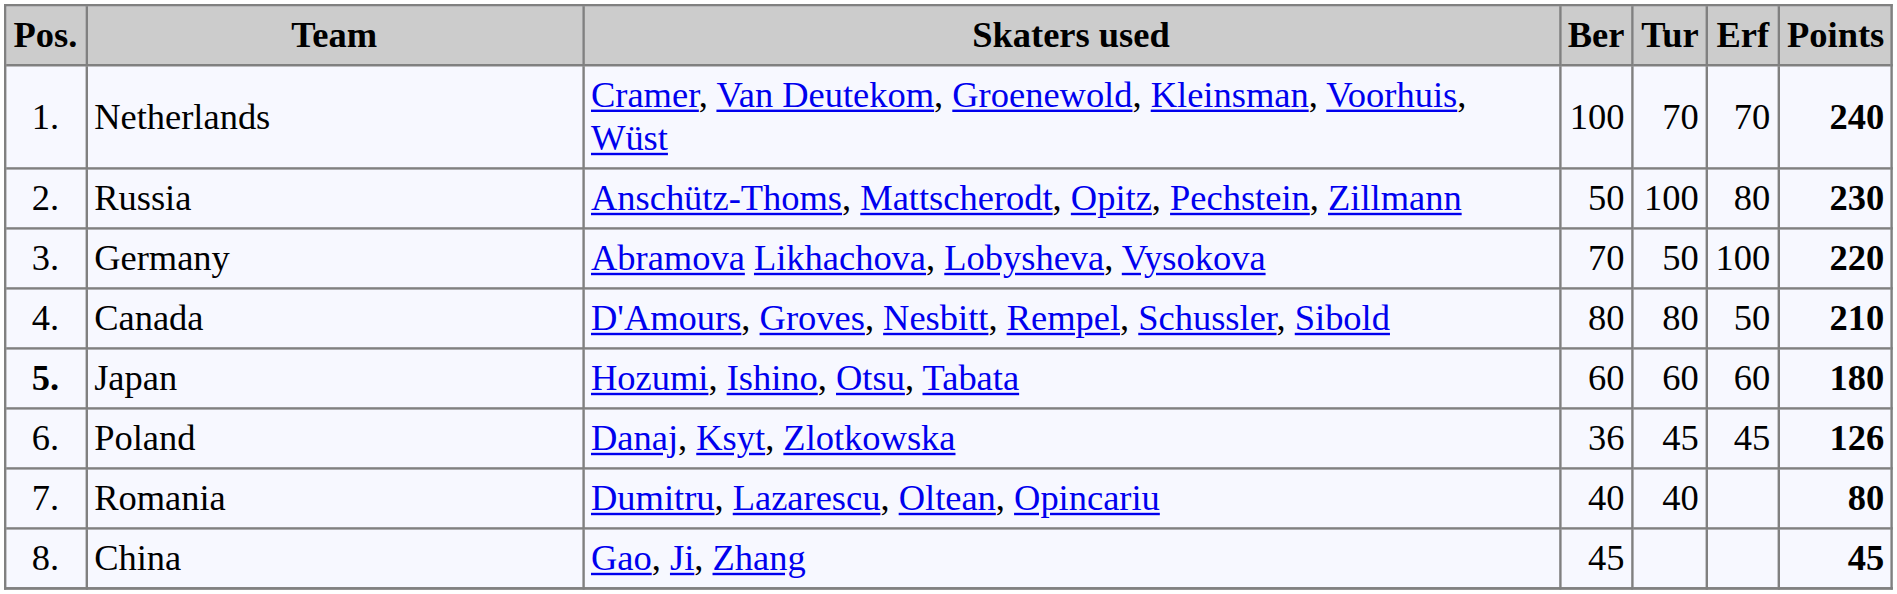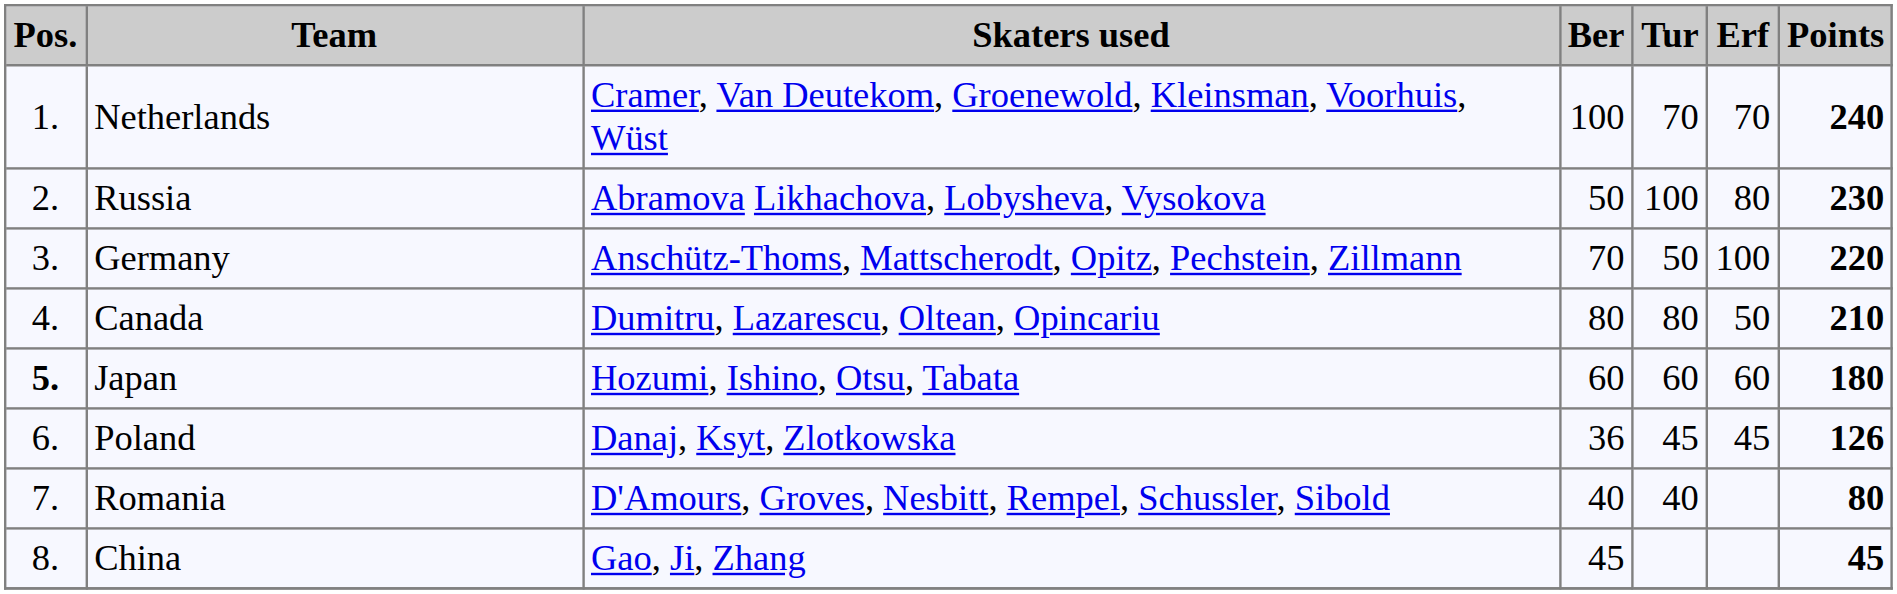(1026, 197) Anschütz-Thoms, Mattscherodt, Opitz, Pechstein, Zillmann -> (928, 197) Abramova Likhachova, Lobysheva, Vysokova
(928, 257) Abramova Likhachova, Lobysheva, Vysokova -> (1026, 257) Anschütz-Thoms, Mattscherodt, Opitz, Pechstein, Zillmann
(990, 317) D'Amours, Groves, Nesbitt, Rempel, Schussler, Sibold -> (875, 317) Dumitru, Lazarescu, Oltean, Opincariu
(875, 497) Dumitru, Lazarescu, Oltean, Opincariu -> (990, 497) D'Amours, Groves, Nesbitt, Rempel, Schussler, Sibold
